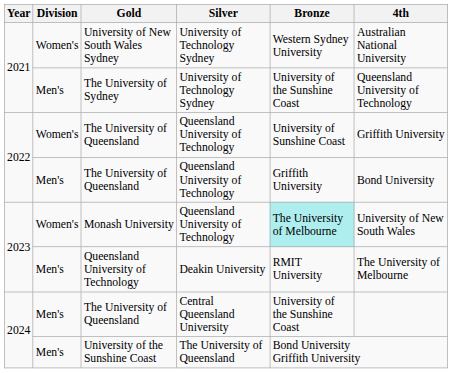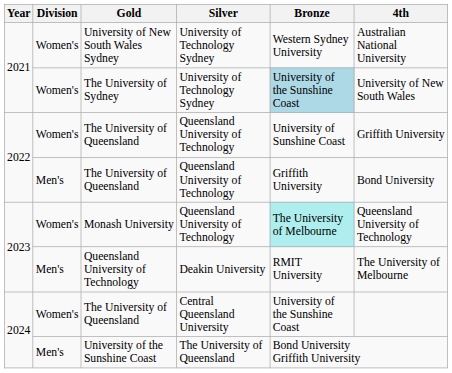(50, 90) Men's -> (57, 90) Women's
(304, 90) no background -> (304, 90) lightblue background
(388, 90) Queensland University of Technology -> (400, 90) University of New South Wales
(400, 224) University of New South Wales -> (388, 224) Queensland University of Technology
(50, 314) Men's -> (57, 314) Women's
